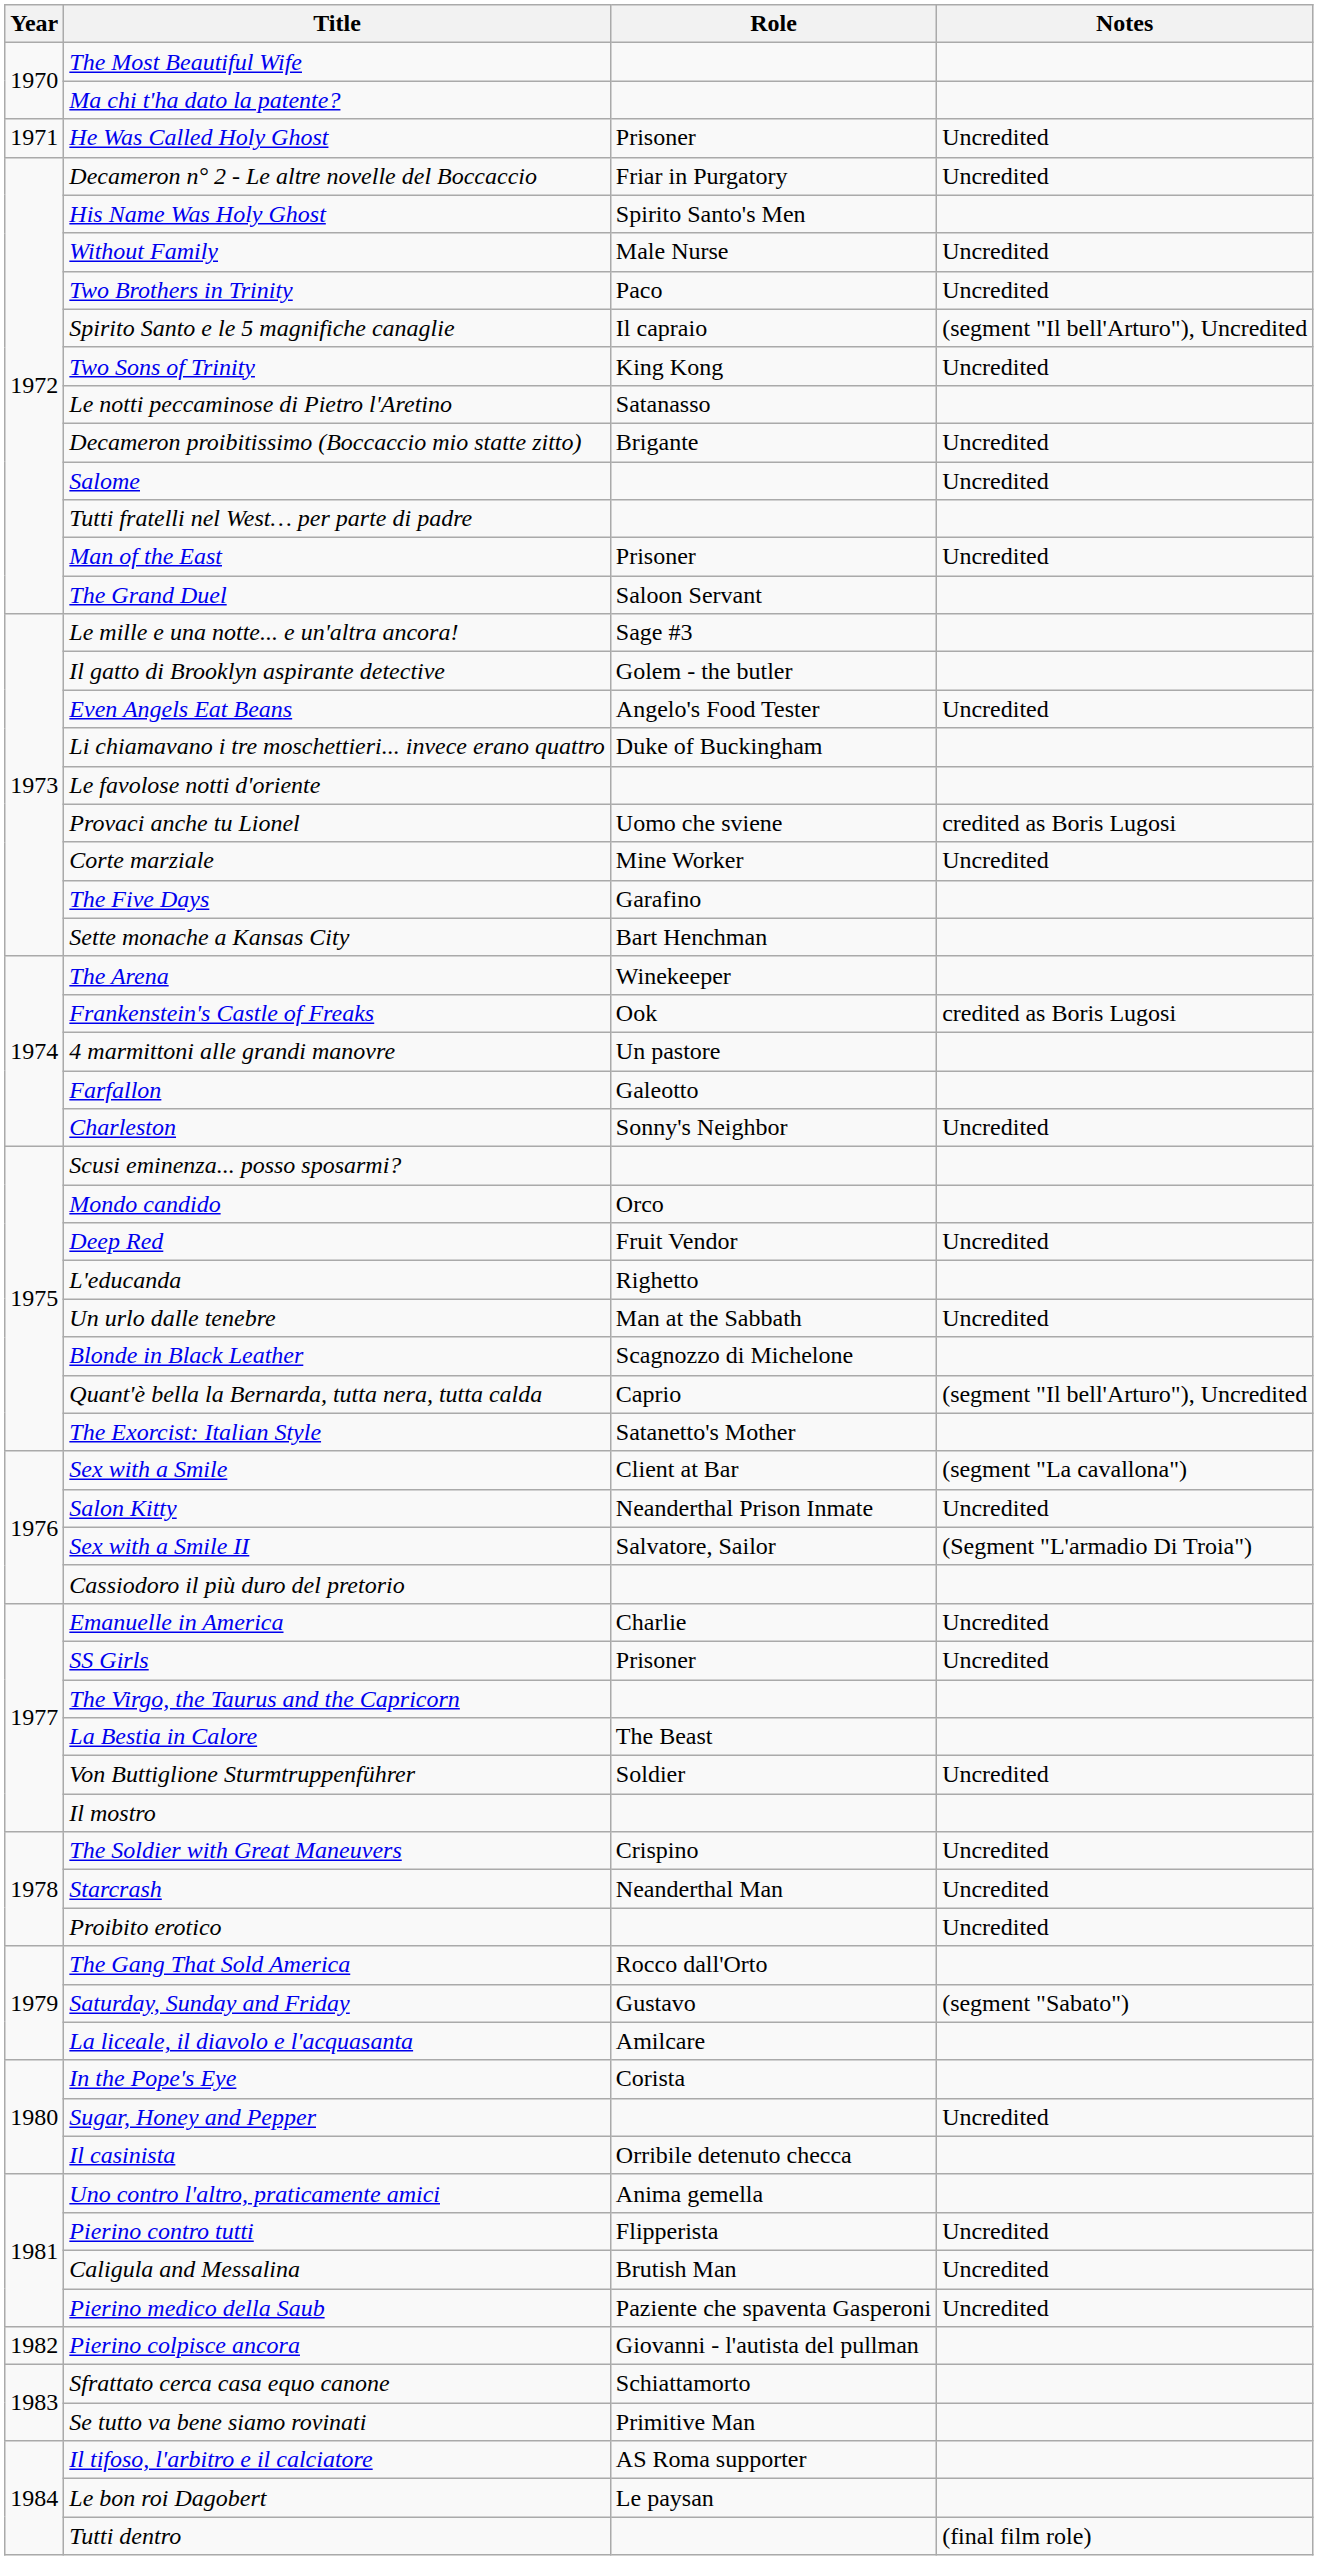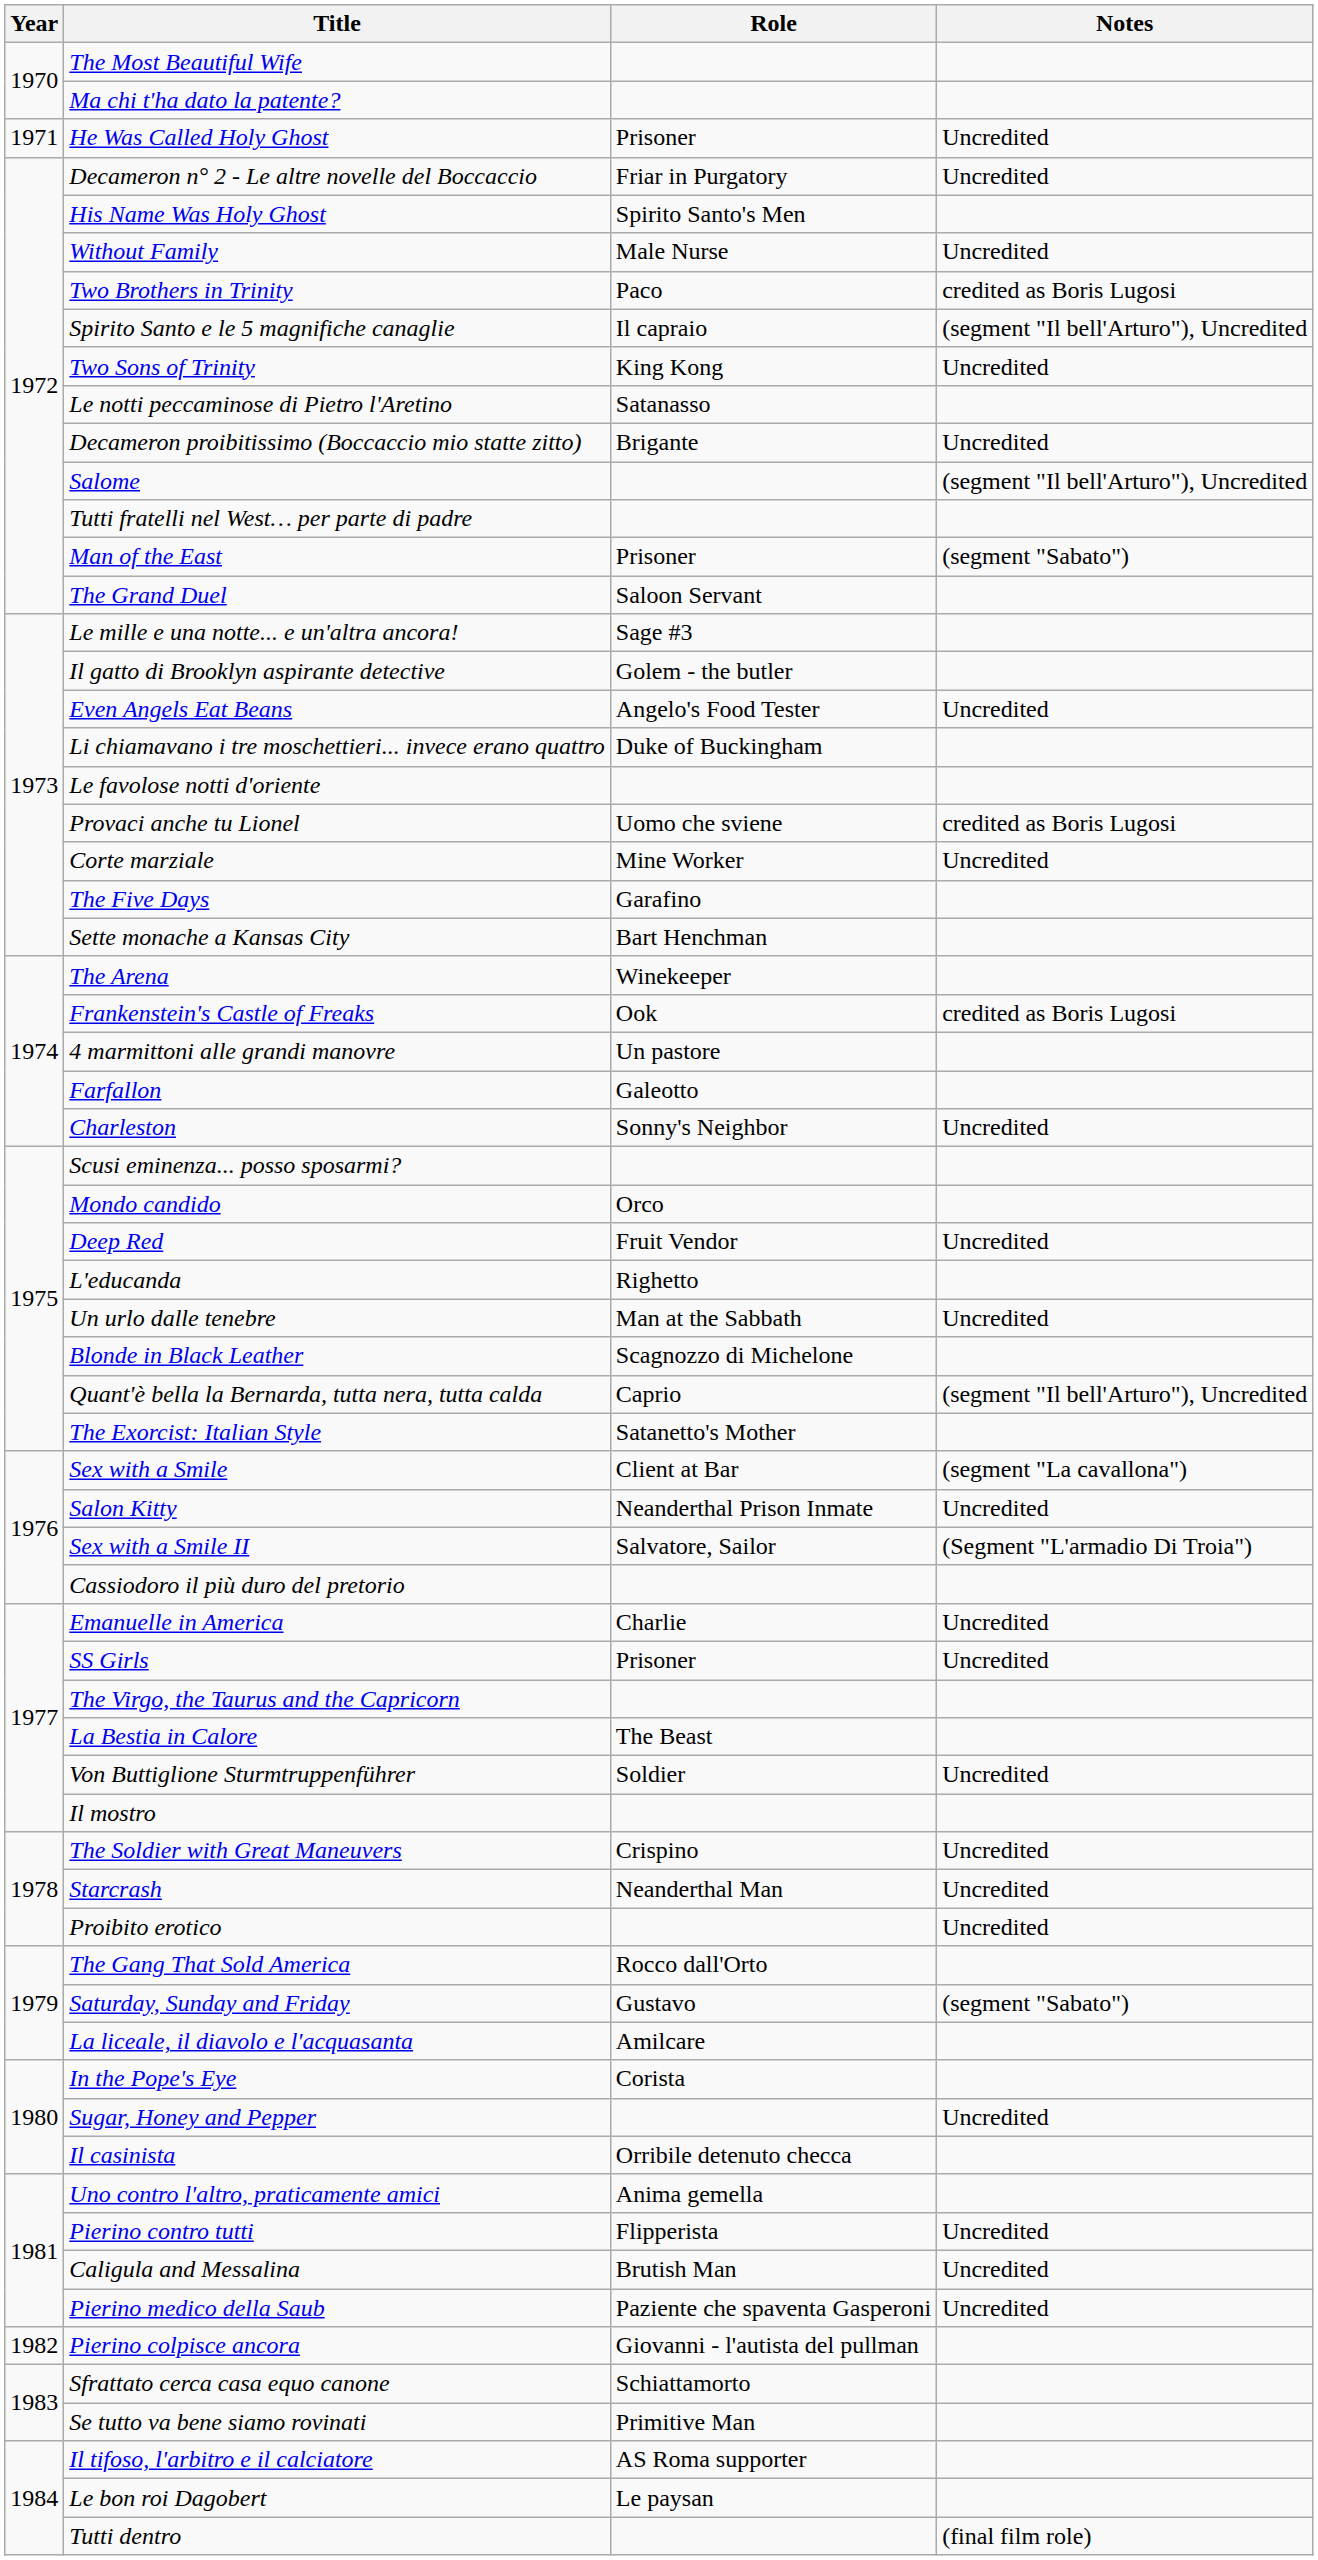(995, 289) Uncredited -> (1059, 289) credited as Boris Lugosi
(995, 480) Uncredited -> (1125, 480) (segment "Il bell'Arturo"), Uncredited
(995, 556) Uncredited -> (1036, 556) (segment "Sabato")
